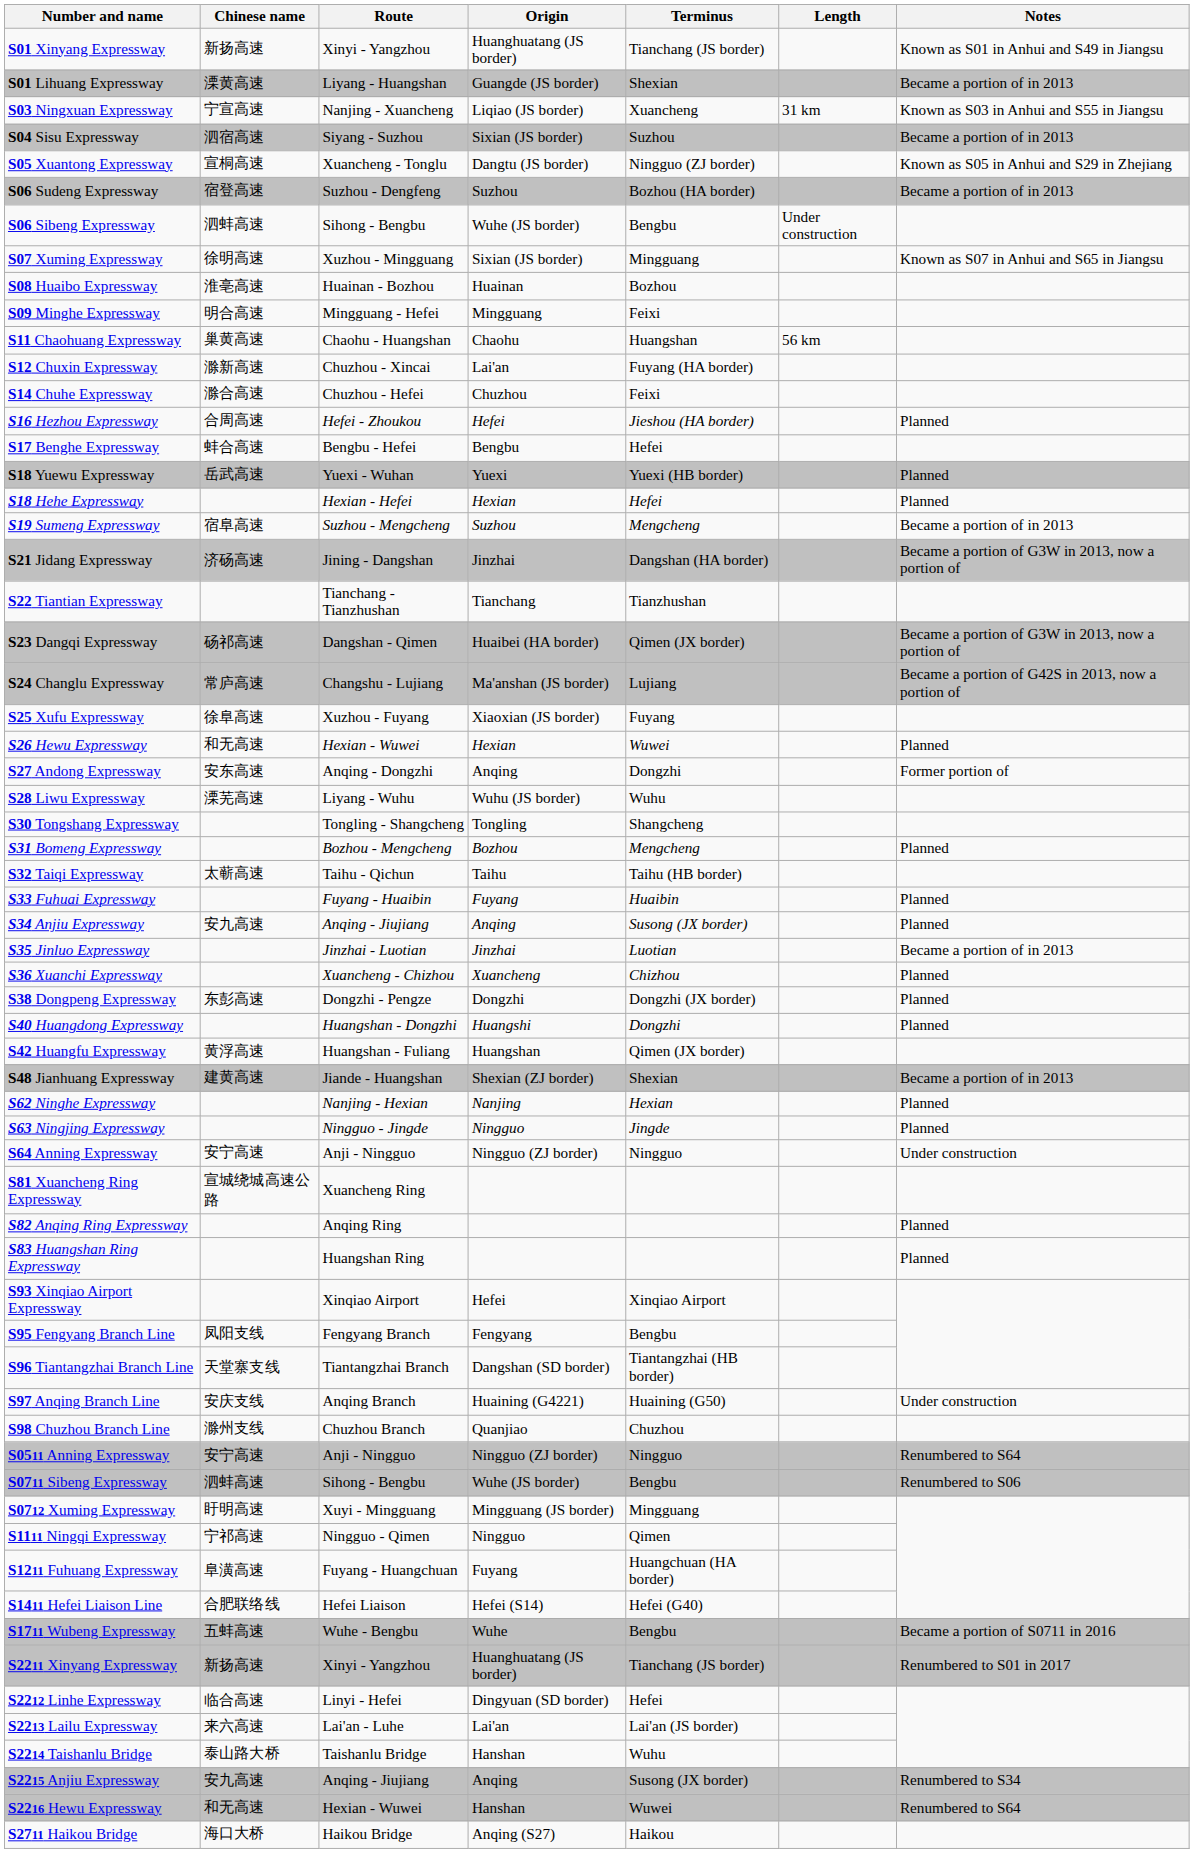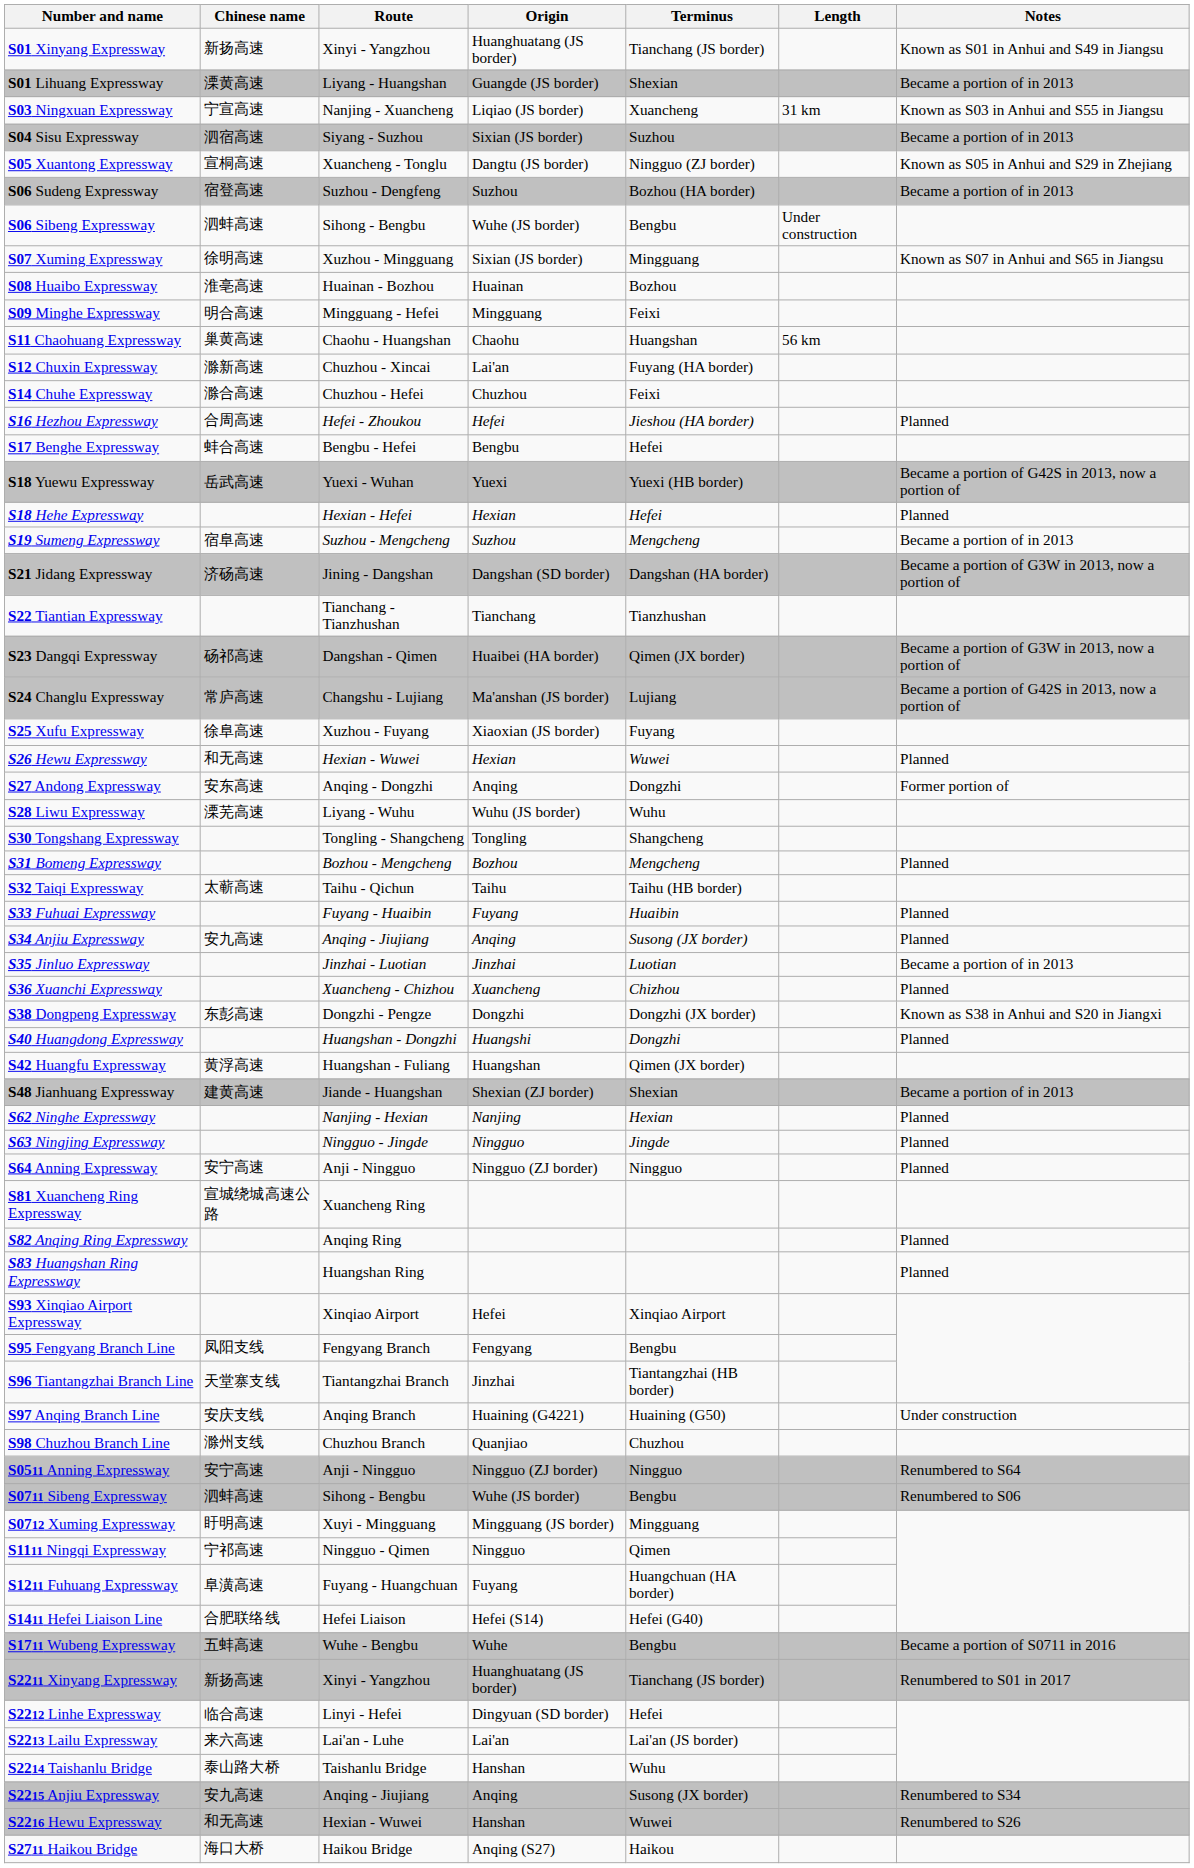(924, 474) Planned -> (1028, 482) Became a portion of G42S in 2013, now a portion of
(493, 560) Jinzhai -> (541, 574) Dangshan (SD border)
(924, 1000) Planned -> (1031, 1014) Known as S38 in Anhui and S20 in Jiangxi
(958, 1153) Under construction -> (924, 1167) Planned
(541, 1367) Dangshan (SD border) -> (493, 1381) Jinzhai
(960, 1807) Renumbered to S64 -> (960, 1821) Renumbered to S26
